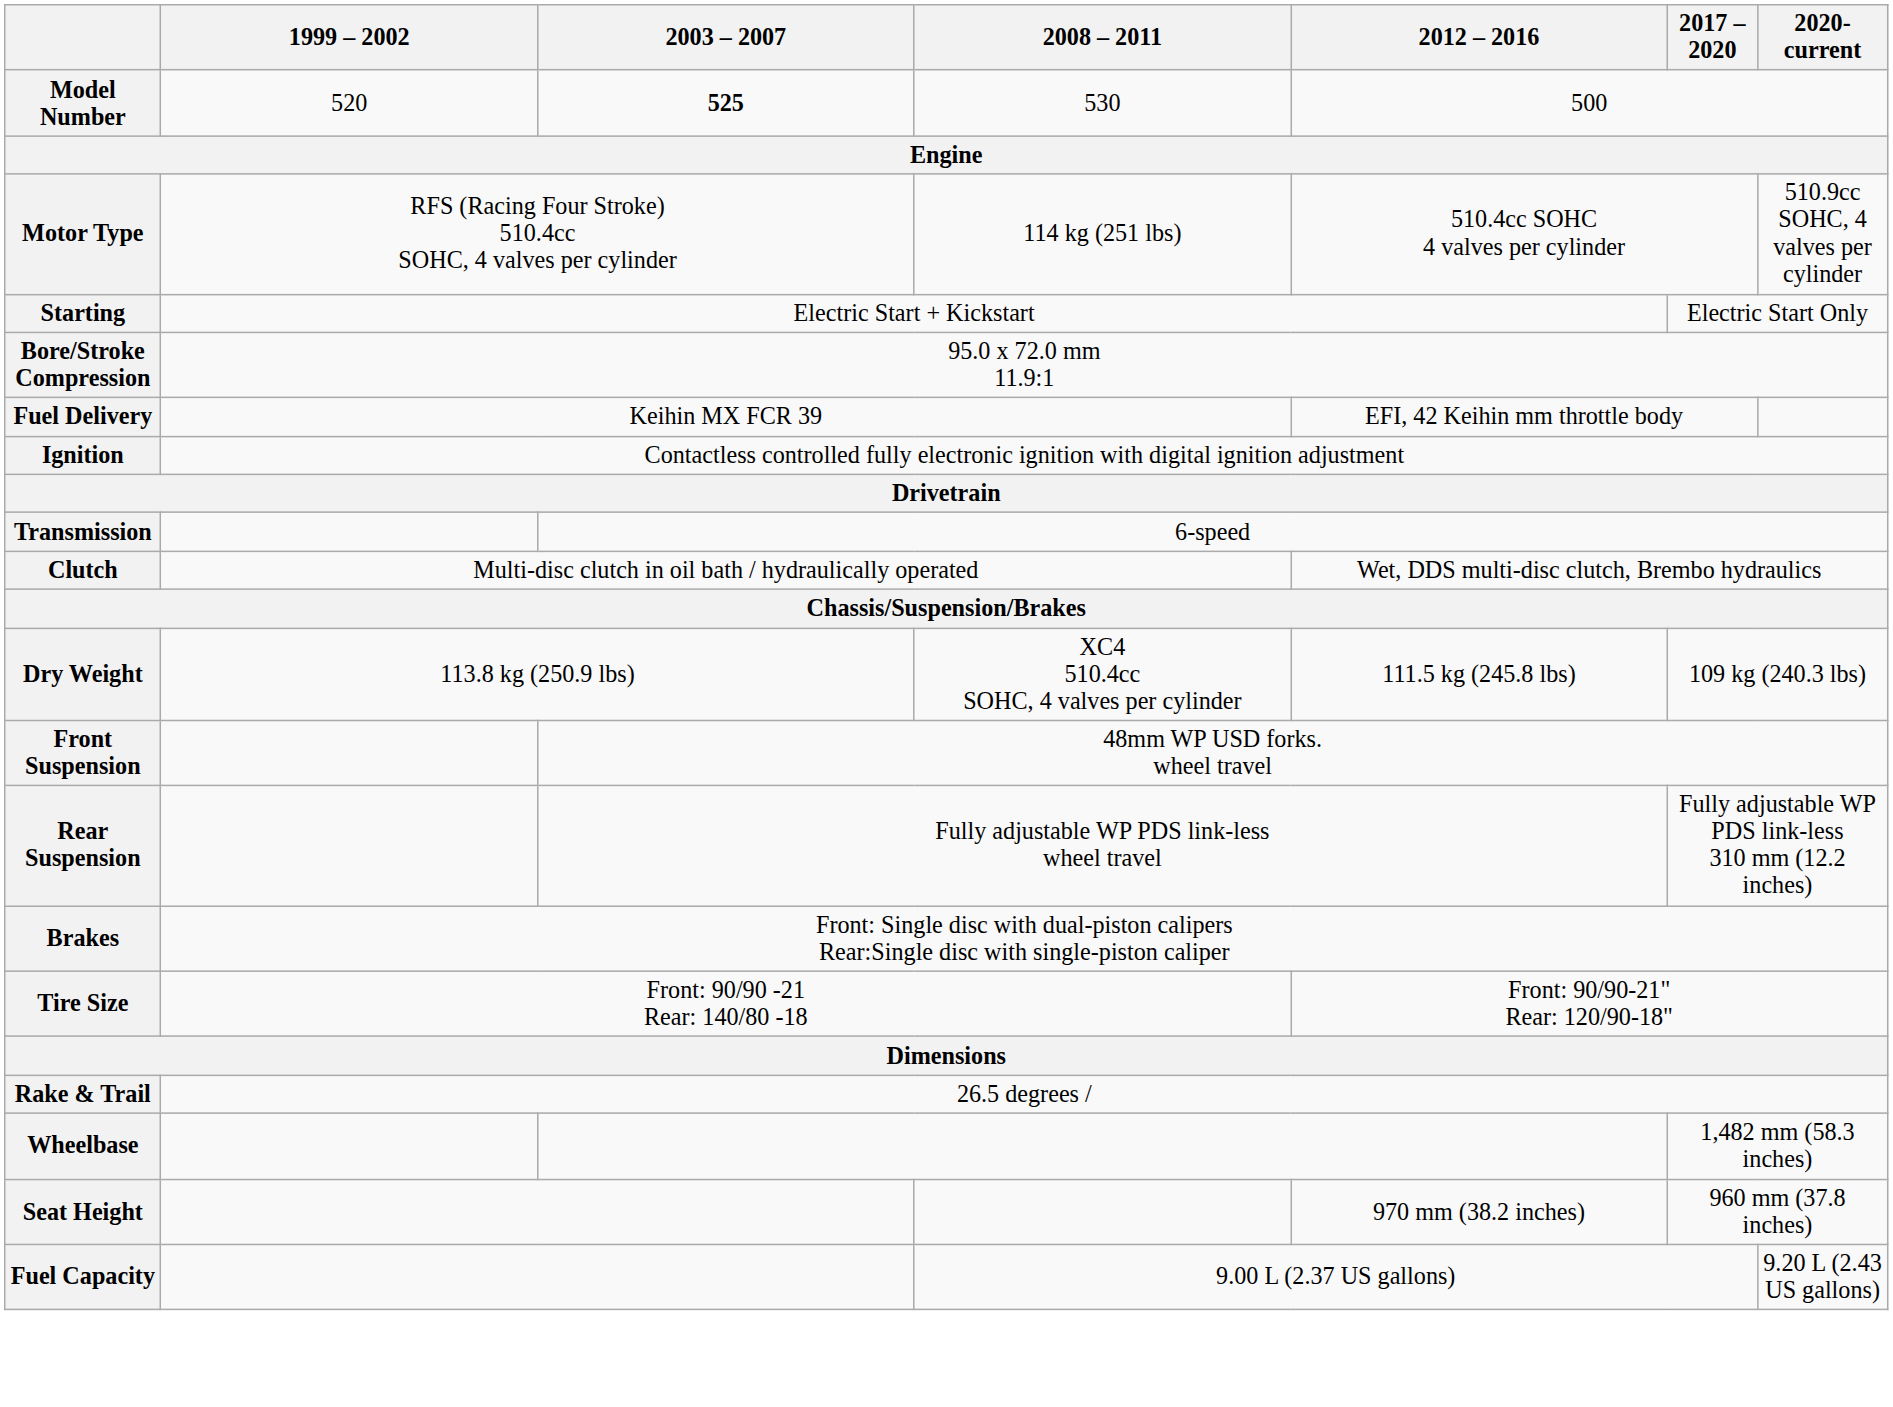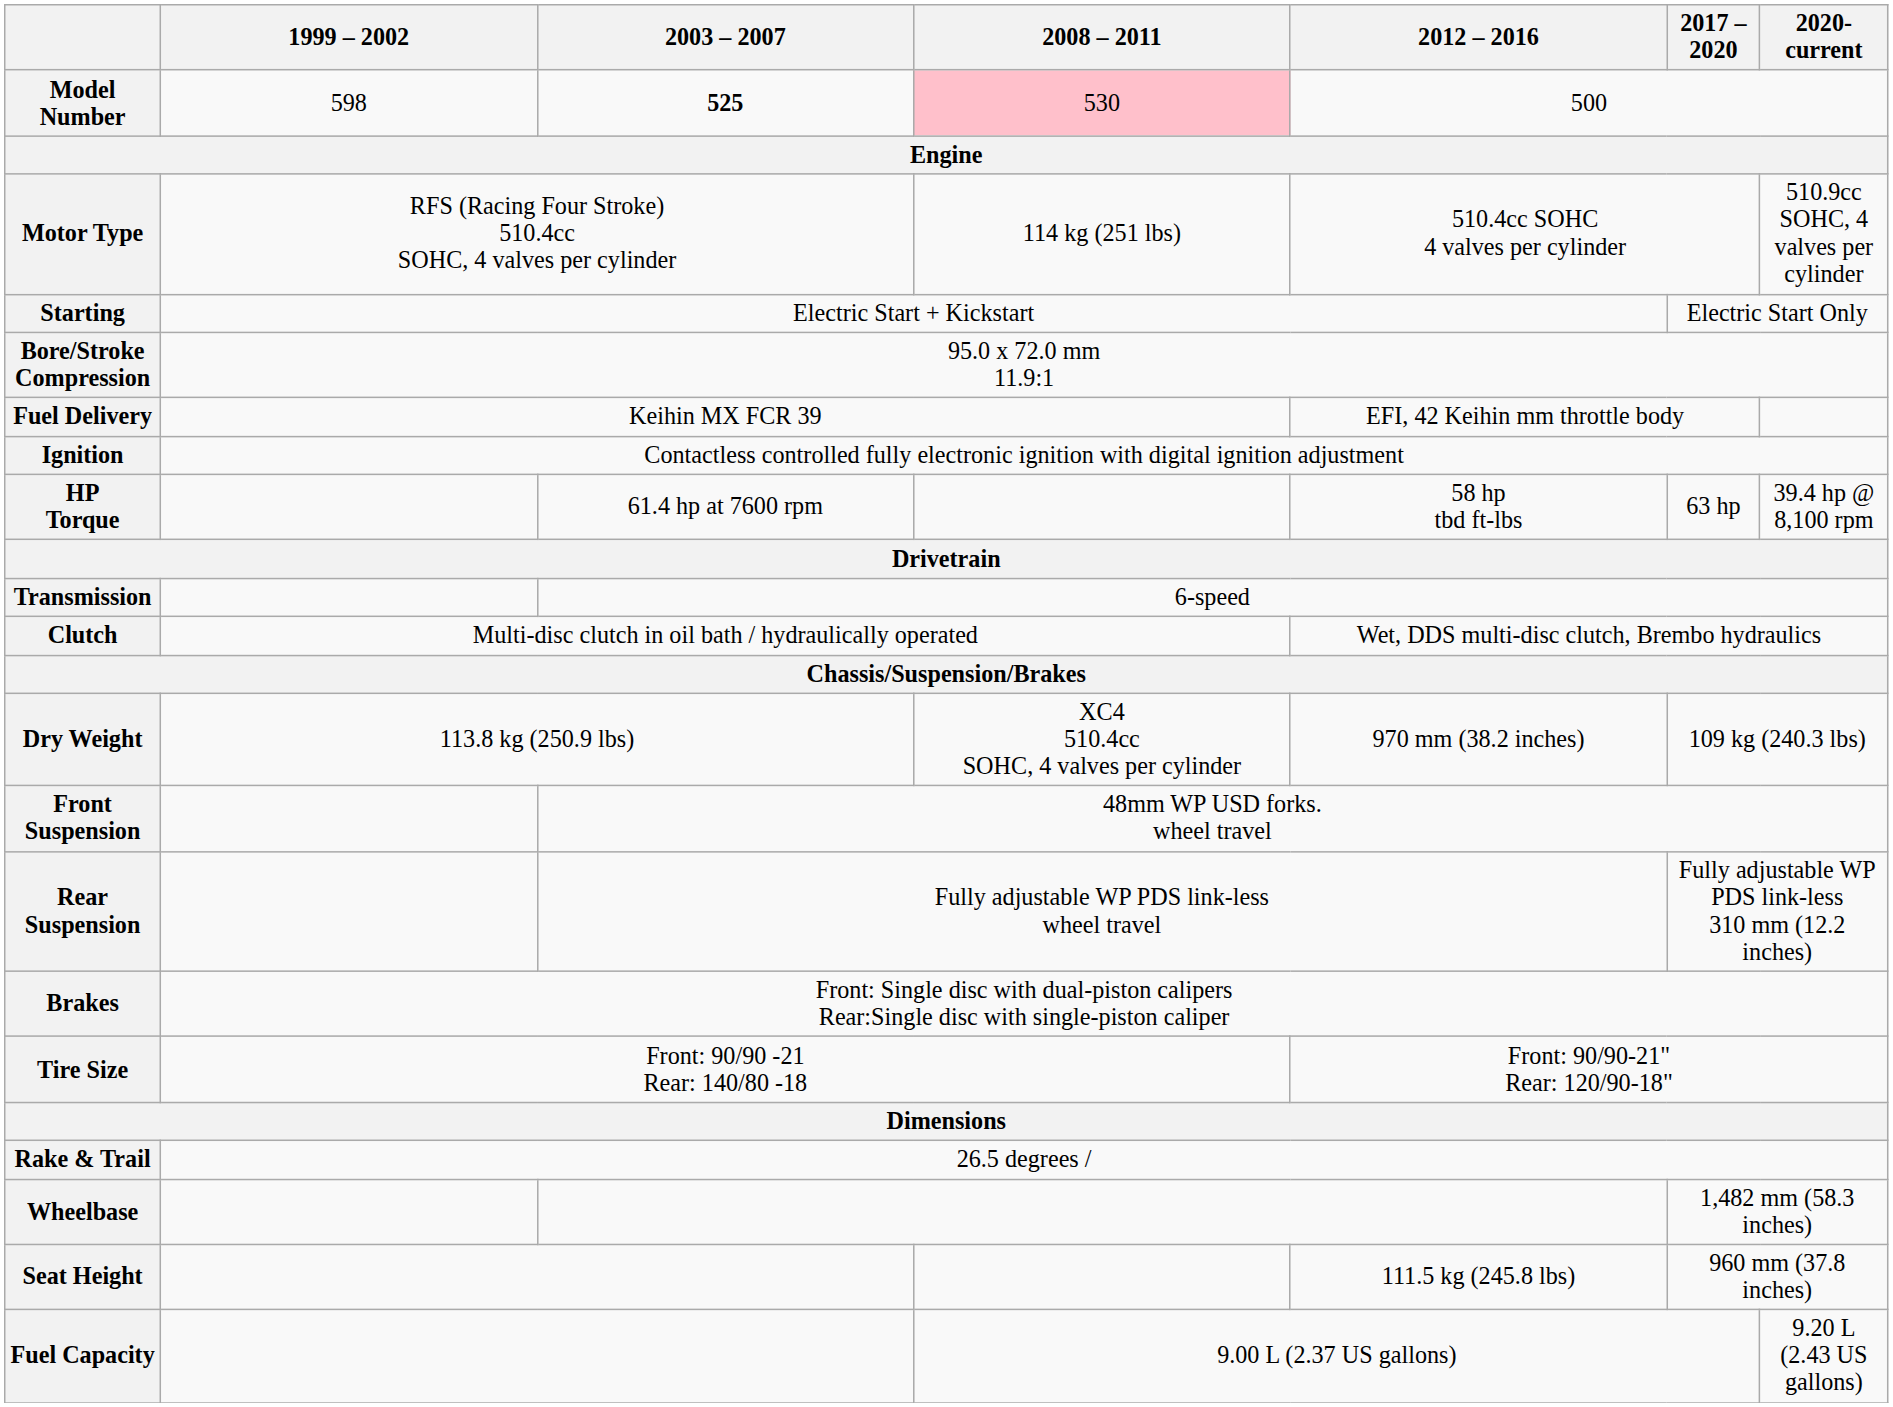(349, 102) 520 -> (349, 102) 598
(1102, 102) no background -> (1102, 102) pink background
+ row: (83, 506)
(1479, 673) 111.5 kg (245.8 lbs) -> (1479, 739) 970 mm (38.2 inches)
(1479, 1211) 970 mm (38.2 inches) -> (1479, 1276) 111.5 kg (245.8 lbs)
